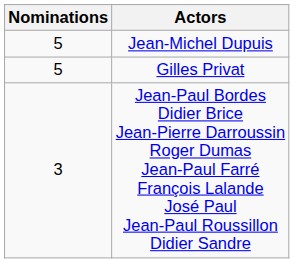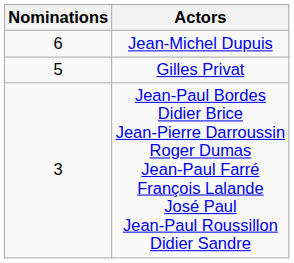(58, 43) 5 -> (58, 43) 6
